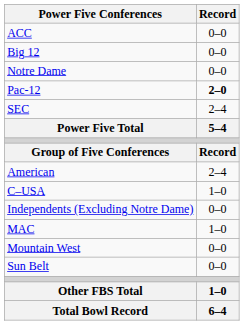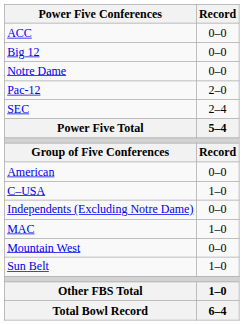(218, 90) bold -> (218, 90) normal
(218, 171) 2–4 -> (218, 171) 0–0
(218, 266) 0–0 -> (218, 266) 1–0
